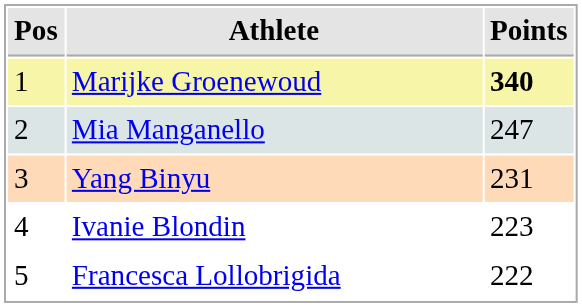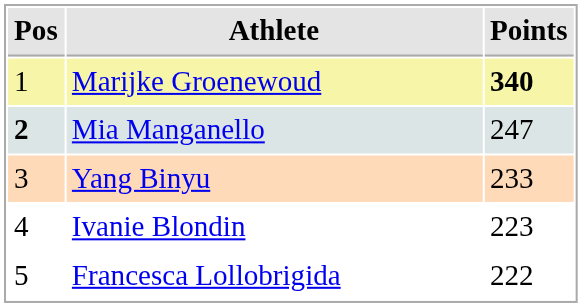(21, 129) normal -> (21, 129) bold
(512, 178) 231 -> (512, 178) 233
